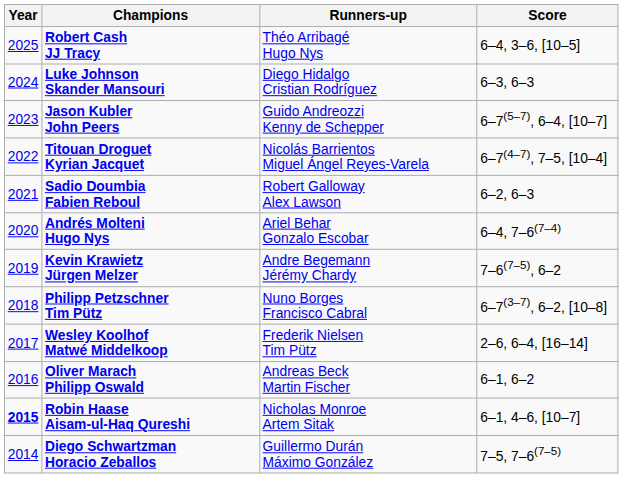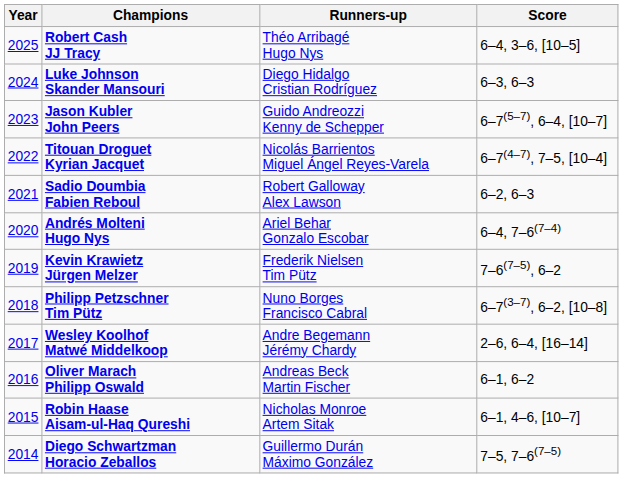(316, 269) Andre Begemann Jérémy Chardy -> (313, 269) Frederik Nielsen Tim Pütz
(313, 343) Frederik Nielsen Tim Pütz -> (316, 343) Andre Begemann Jérémy Chardy
(23, 417) bold -> (23, 417) normal
